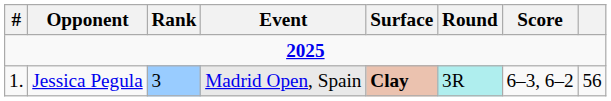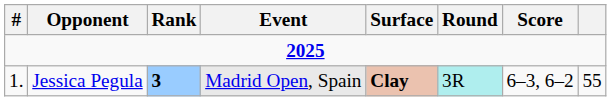(156, 80) normal -> (156, 80) bold
(592, 80) 56 -> (592, 80) 55
